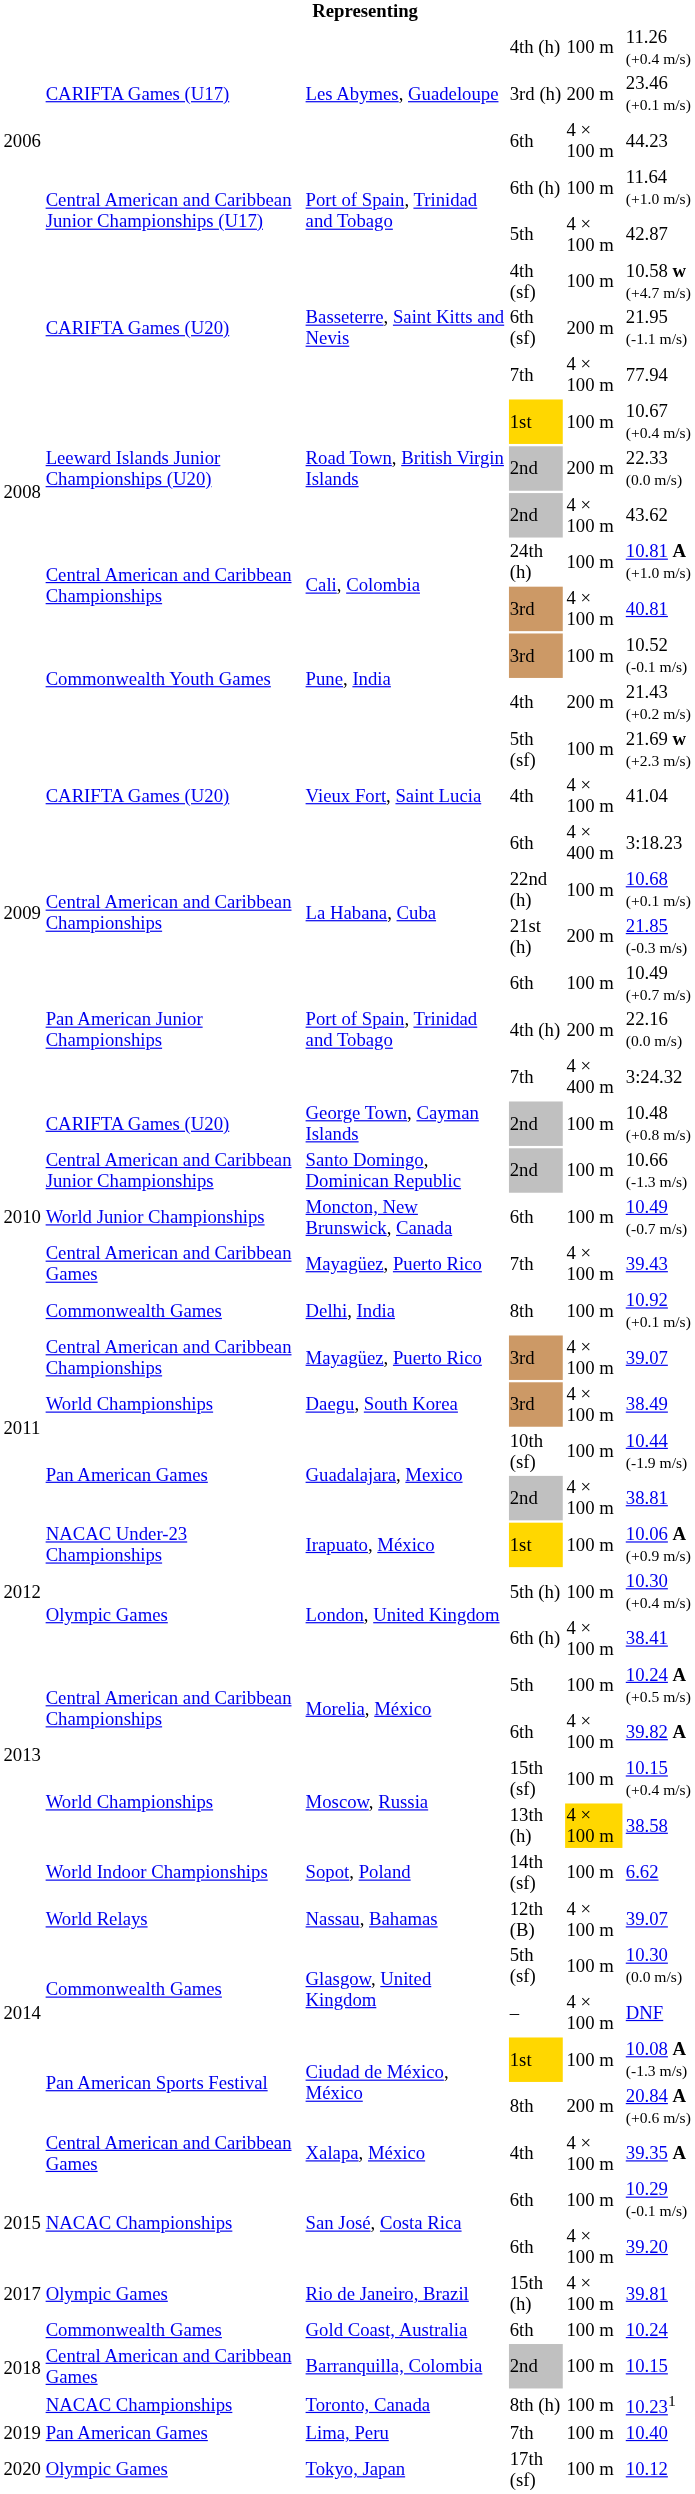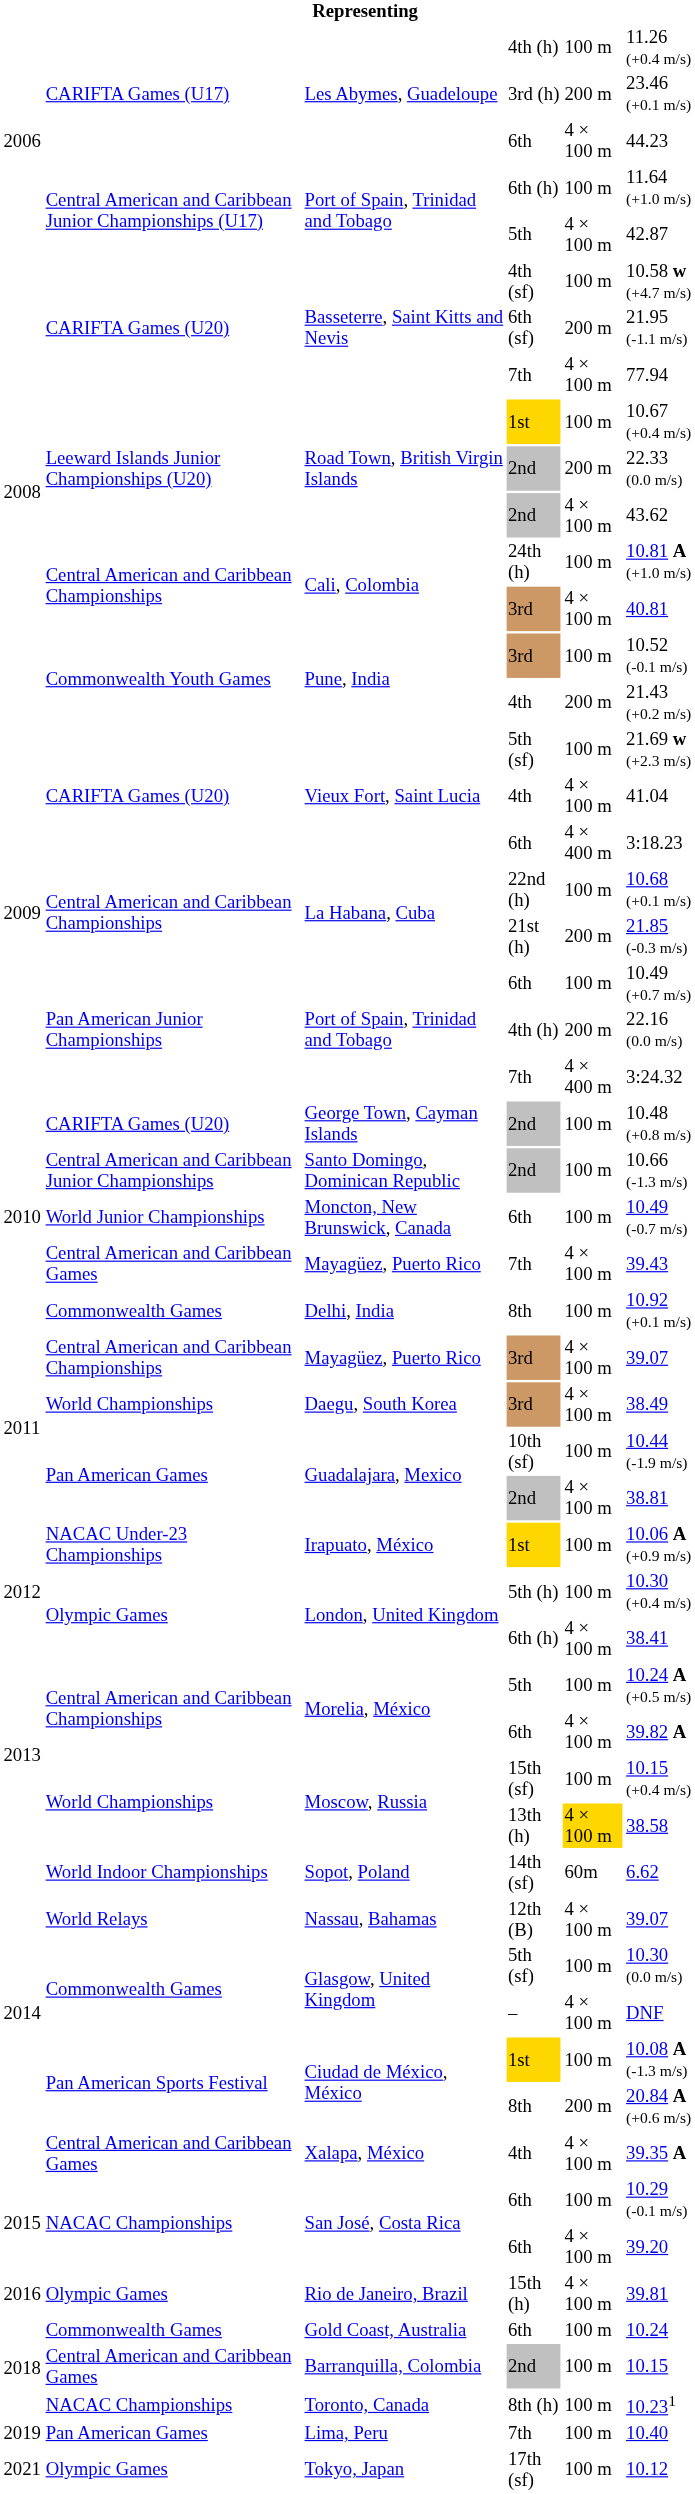(590, 1872) 100 m -> (581, 1872) 60m
(22, 2293) 2017 -> (22, 2293) 2016
(22, 2469) 2020 -> (22, 2469) 2021
